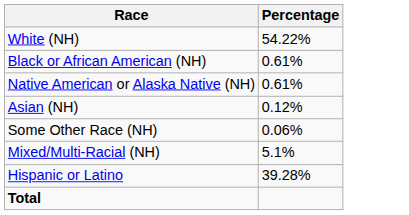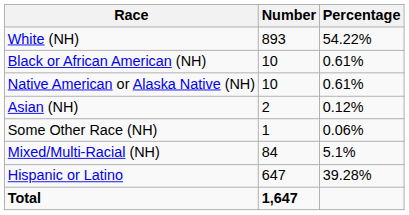+ column: (289, 15)
